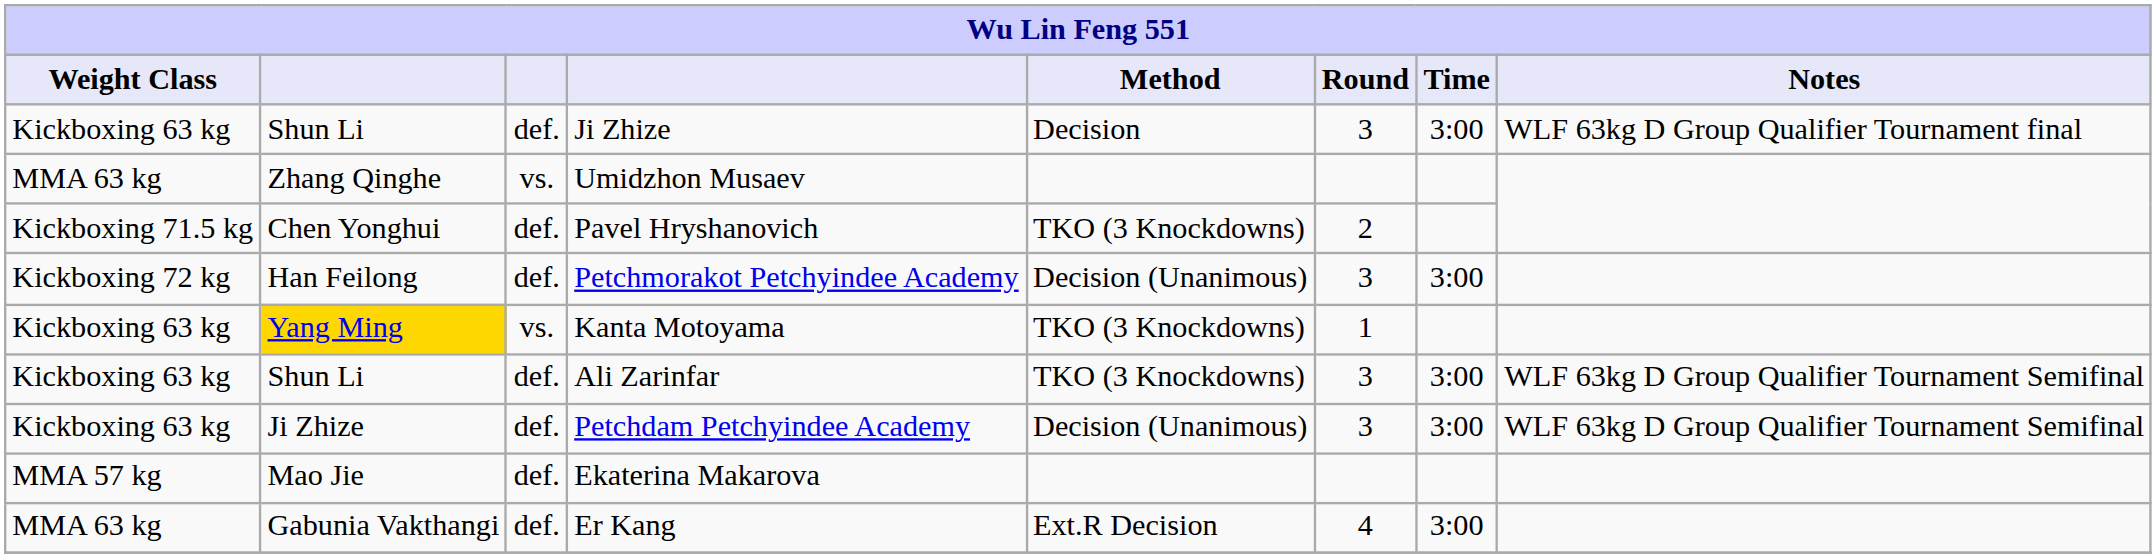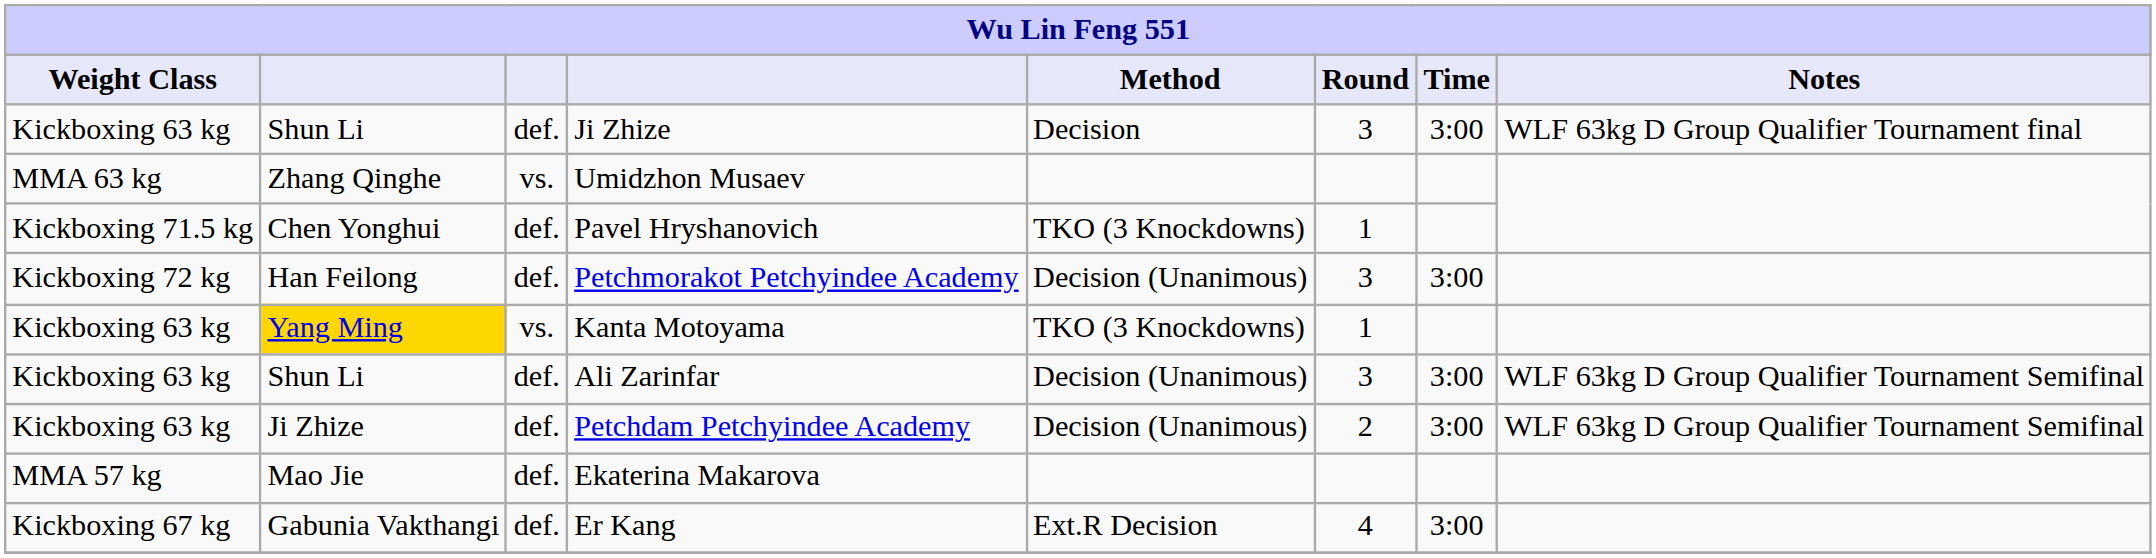(1365, 228) 2 -> (1365, 228) 1
(1169, 377) TKO (3 Knockdowns) -> (1170, 377) Decision (Unanimous)
(1365, 427) 3 -> (1365, 427) 2
(87, 526) MMA 63 kg -> (121, 526) Kickboxing 67 kg
